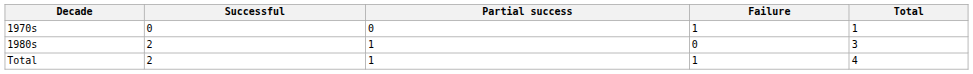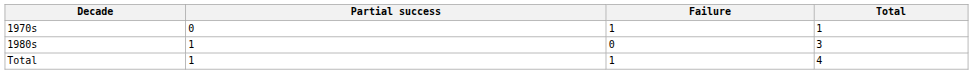- column: (255, 13)
